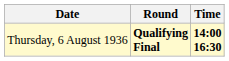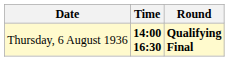columns swapped: (207, 14) <-> (161, 14)
